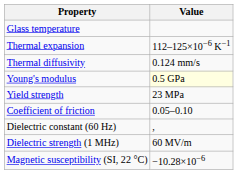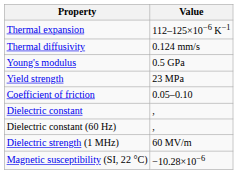- row: (43, 28)
(168, 79) lightyellow background -> (168, 63) no background
+ row: (45, 111)
